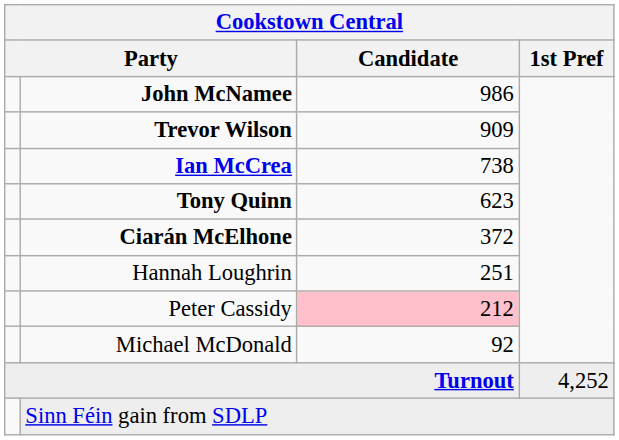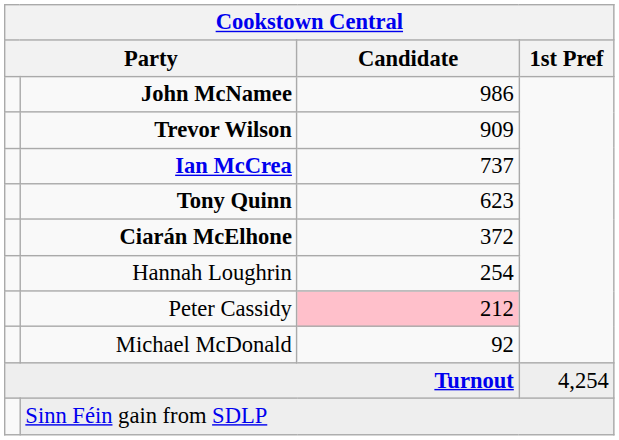(497, 165) 738 -> (497, 165) 737
(497, 272) 251 -> (497, 272) 254
(583, 380) 4,252 -> (583, 380) 4,254
